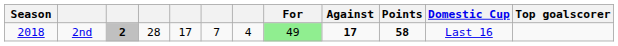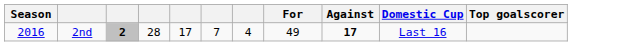- column: (402, 14)
(31, 32) 2018 -> (31, 32) 2016
(293, 32) lightgreen background -> (293, 32) no background
